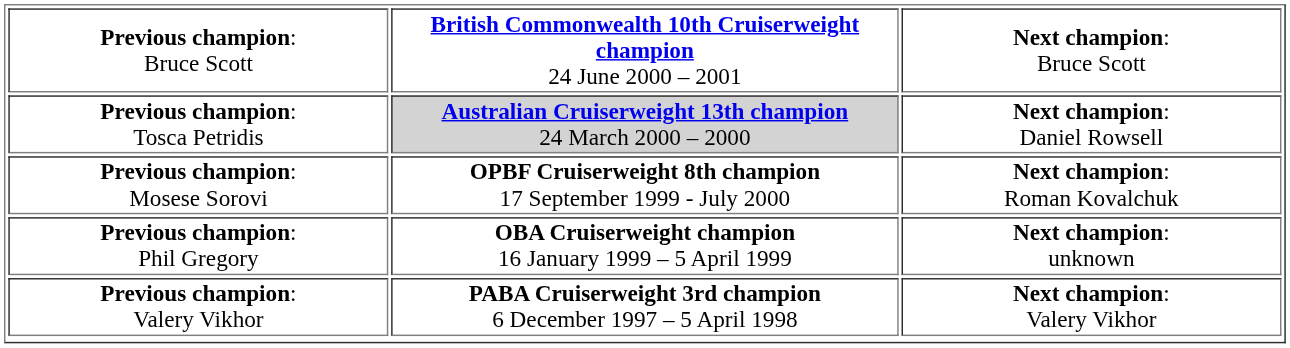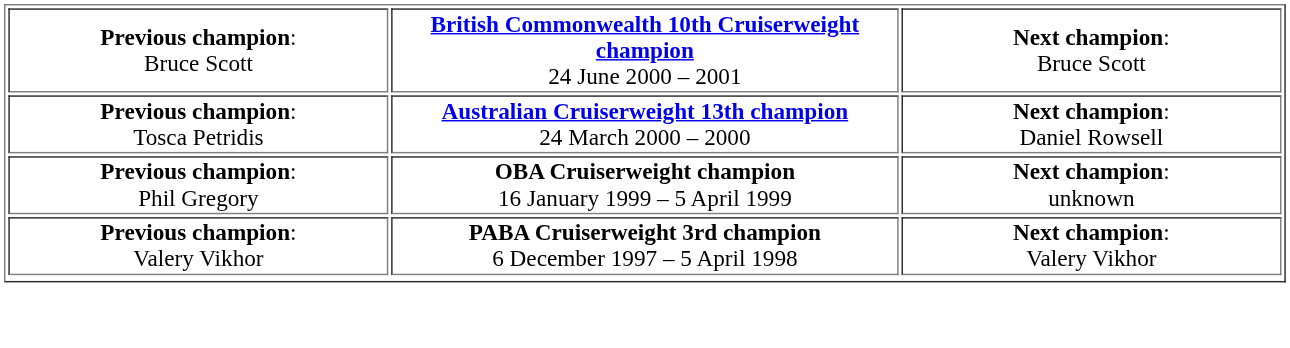(645, 124) lightgrey background -> (645, 124) no background
- row: (198, 185)
